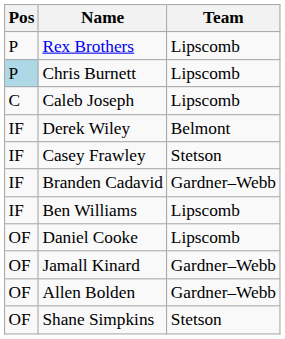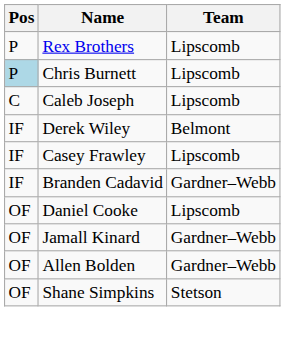(196, 155) Stetson -> (205, 155) Lipscomb
- row: (90, 210)
